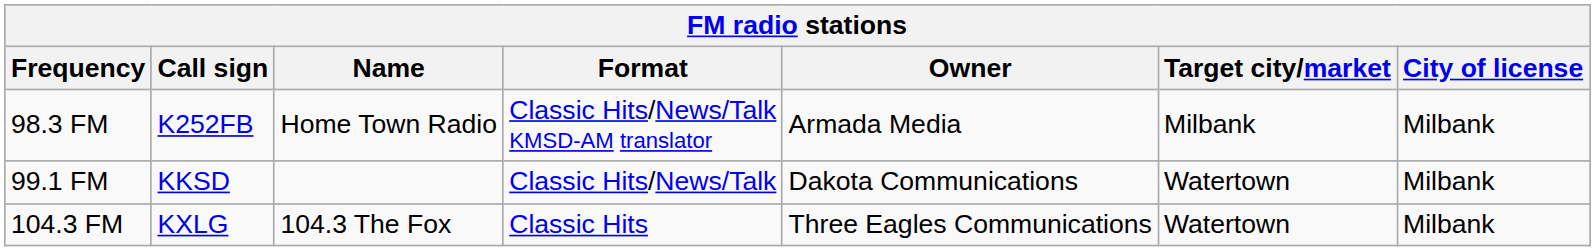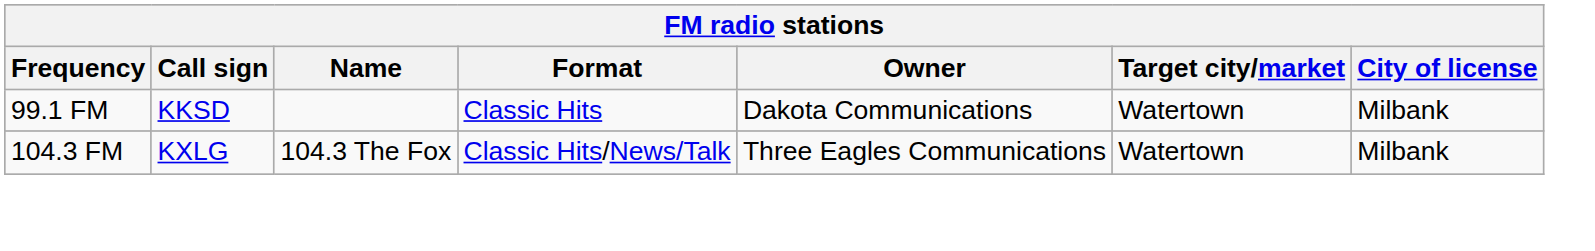- row: (60, 124)
(643, 181) Classic Hits/News/Talk -> (533, 109) Classic Hits
(579, 223) Classic Hits -> (597, 151) Classic Hits/News/Talk
